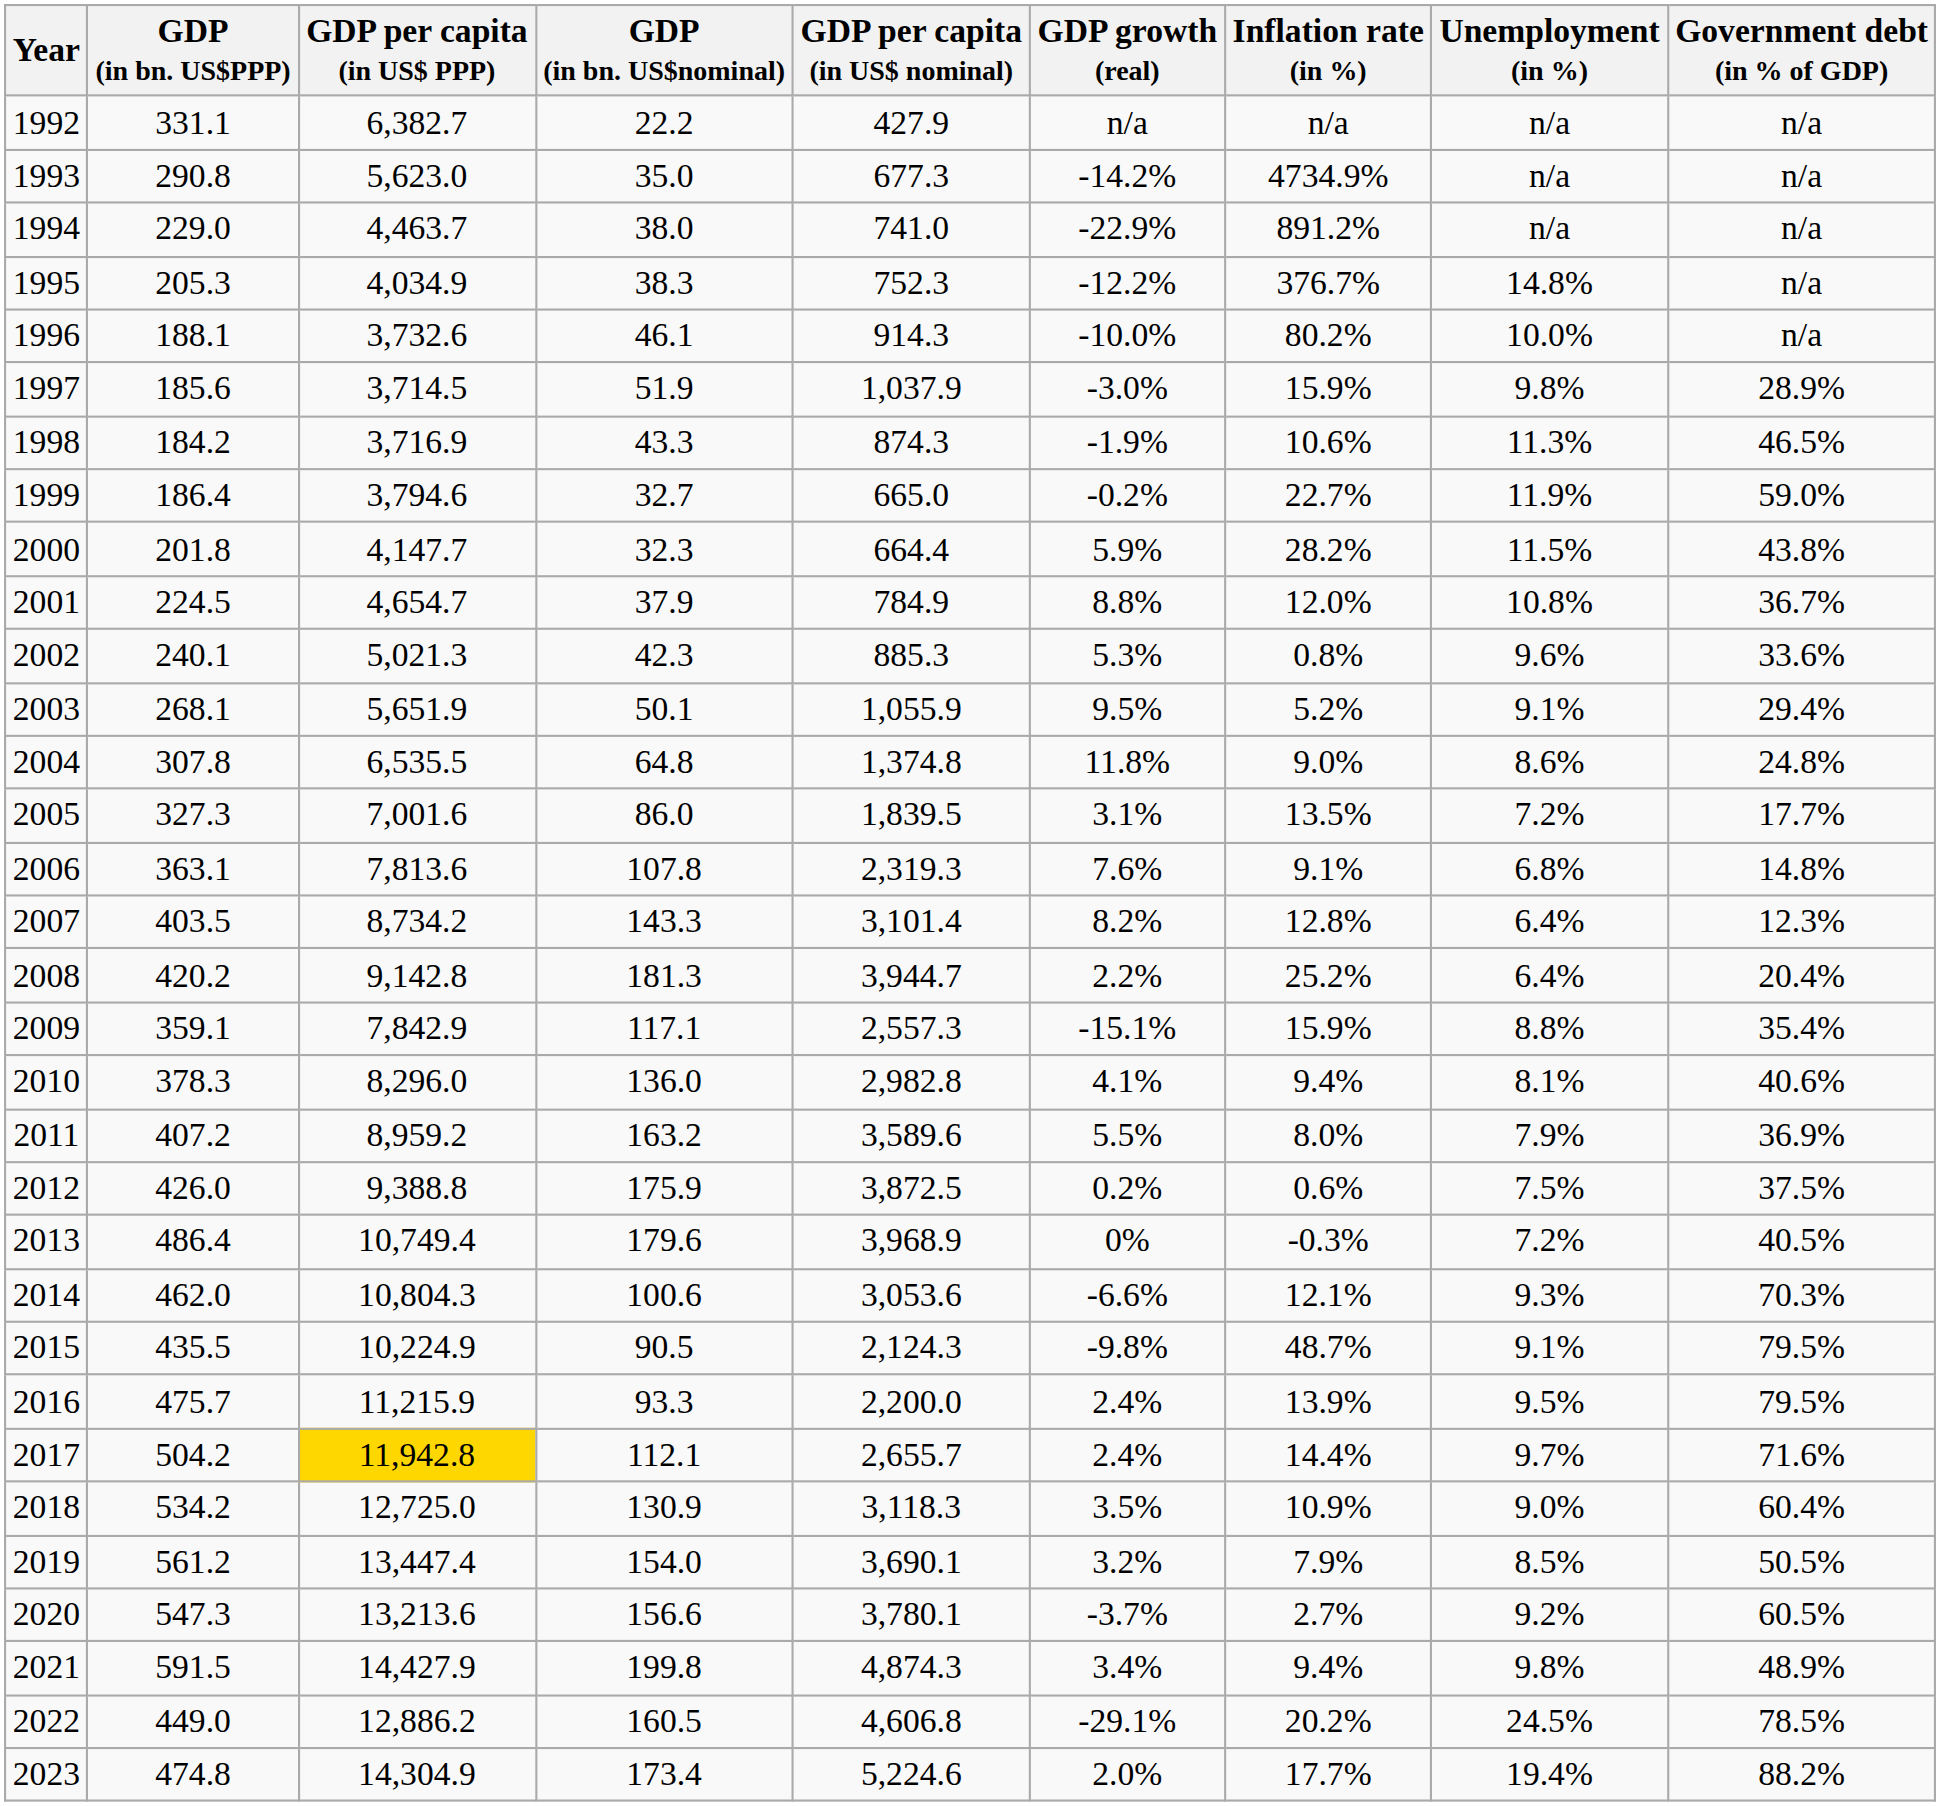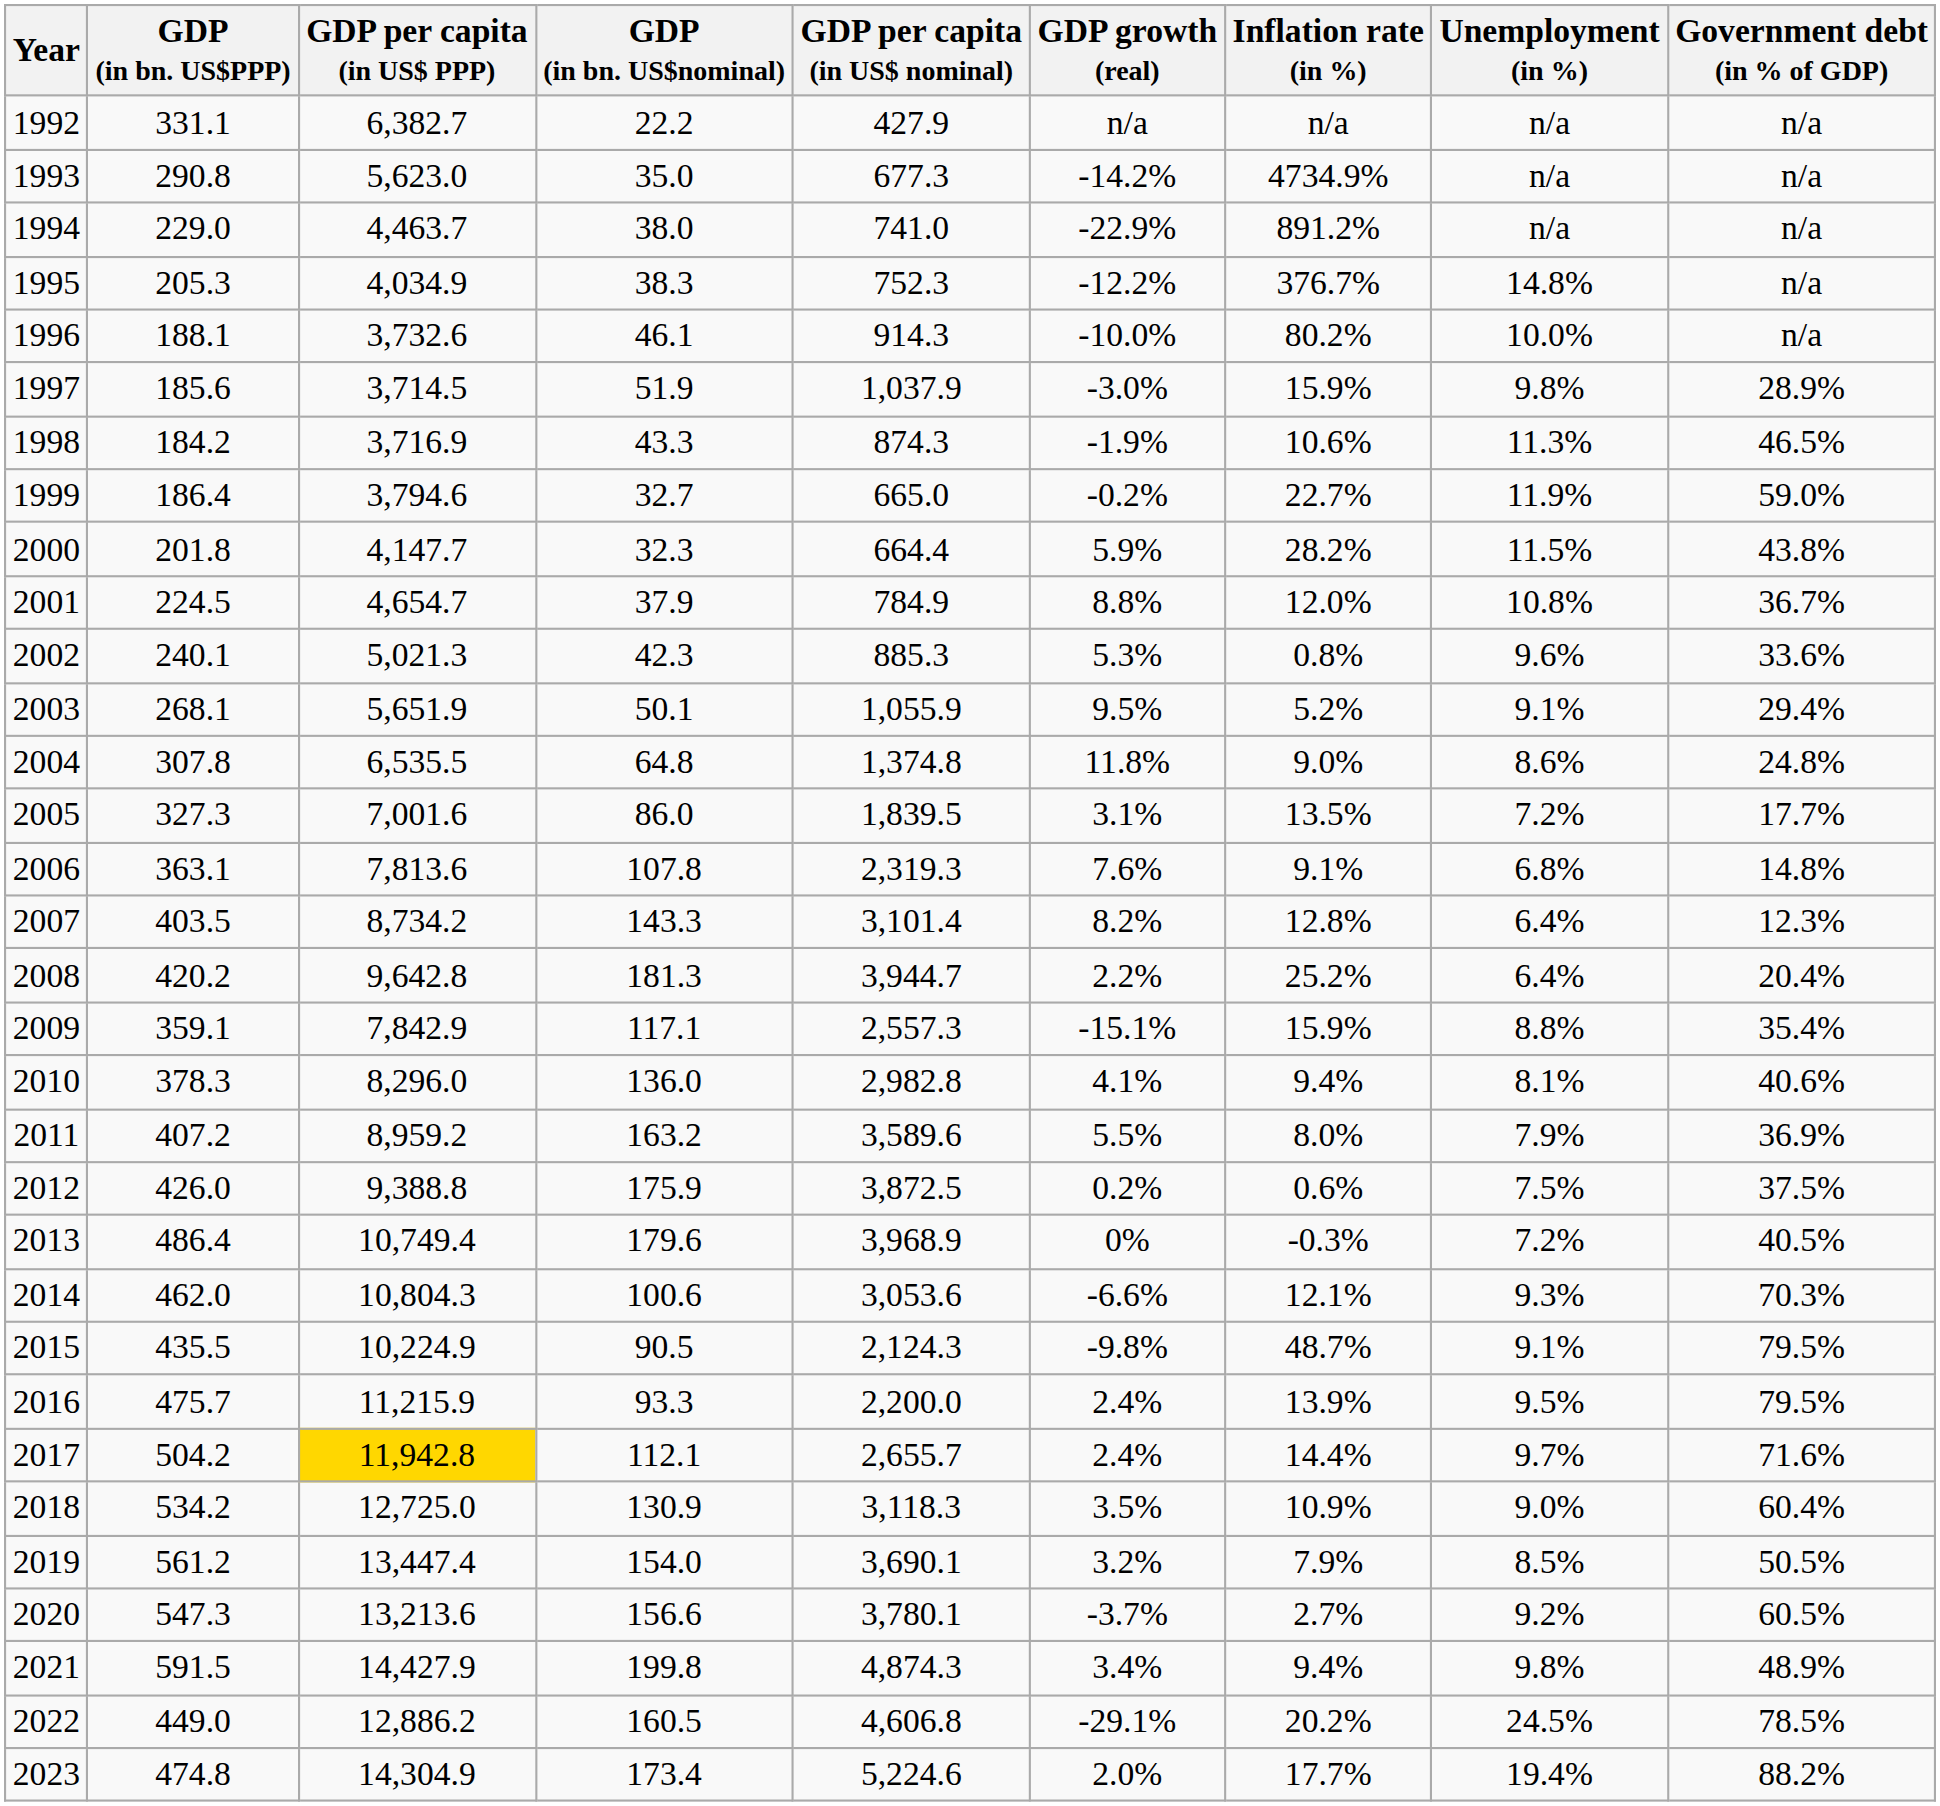(417, 974) 9,142.8 -> (417, 974) 9,642.8
